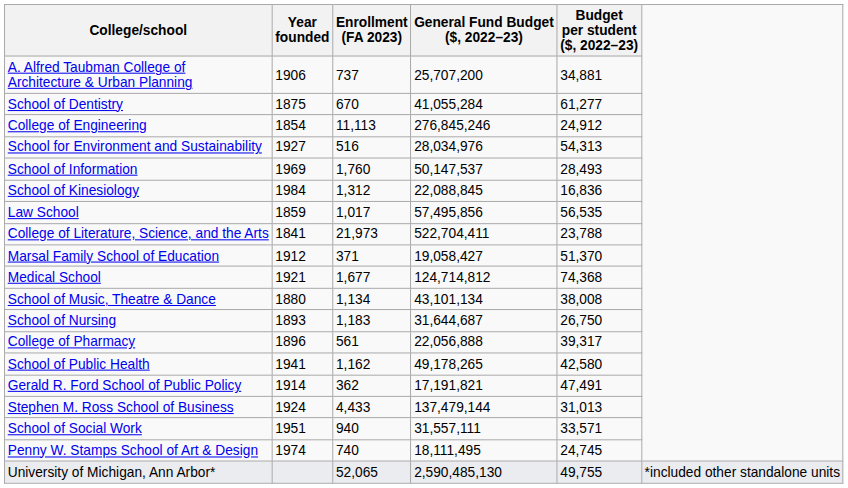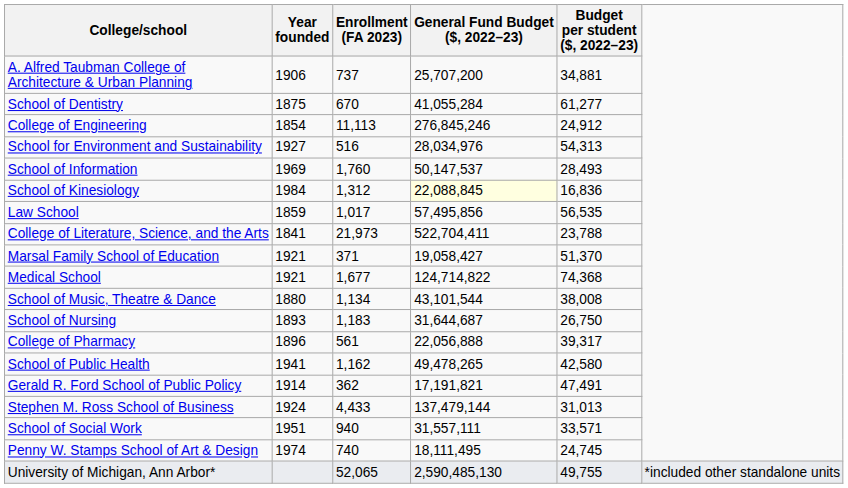(449, 190) no background -> (449, 190) lightyellow background
(291, 255) 1912 -> (291, 255) 1921
(452, 277) 124,714,812 -> (452, 277) 124,714,822
(449, 299) 43,101,134 -> (449, 299) 43,101,544
(449, 364) 49,178,265 -> (449, 364) 49,478,265
